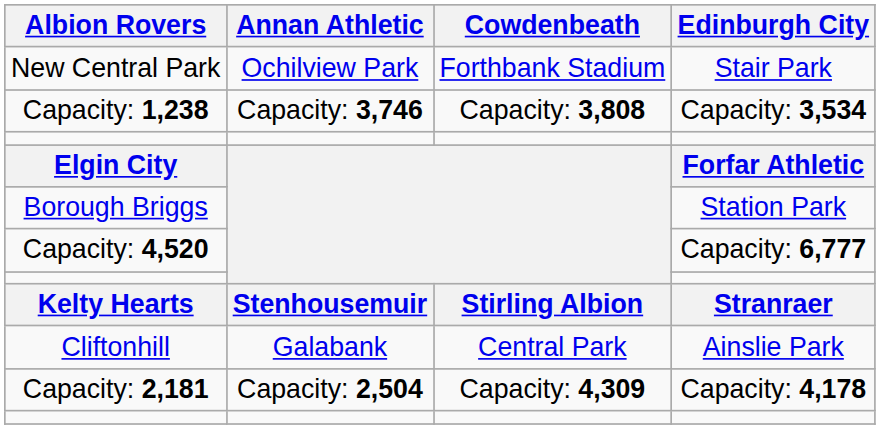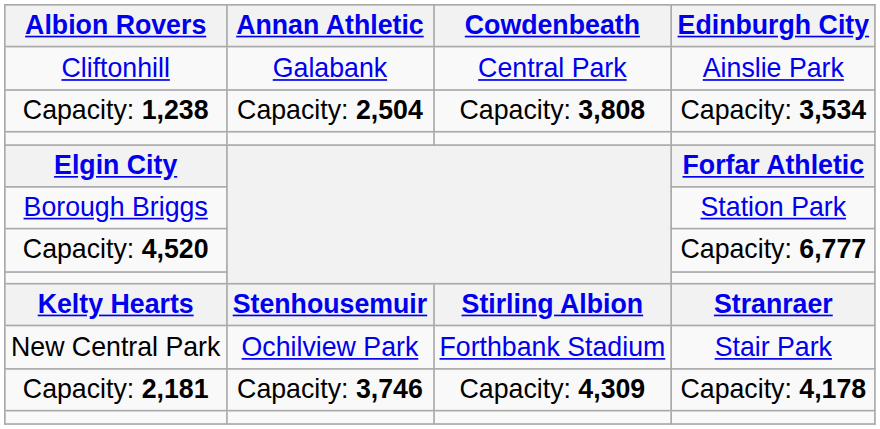rows swapped: (116, 346) <-> (116, 68)
(330, 110) Capacity: 3,746 -> (330, 110) Capacity: 2,504
(330, 389) Capacity: 2,504 -> (330, 389) Capacity: 3,746
